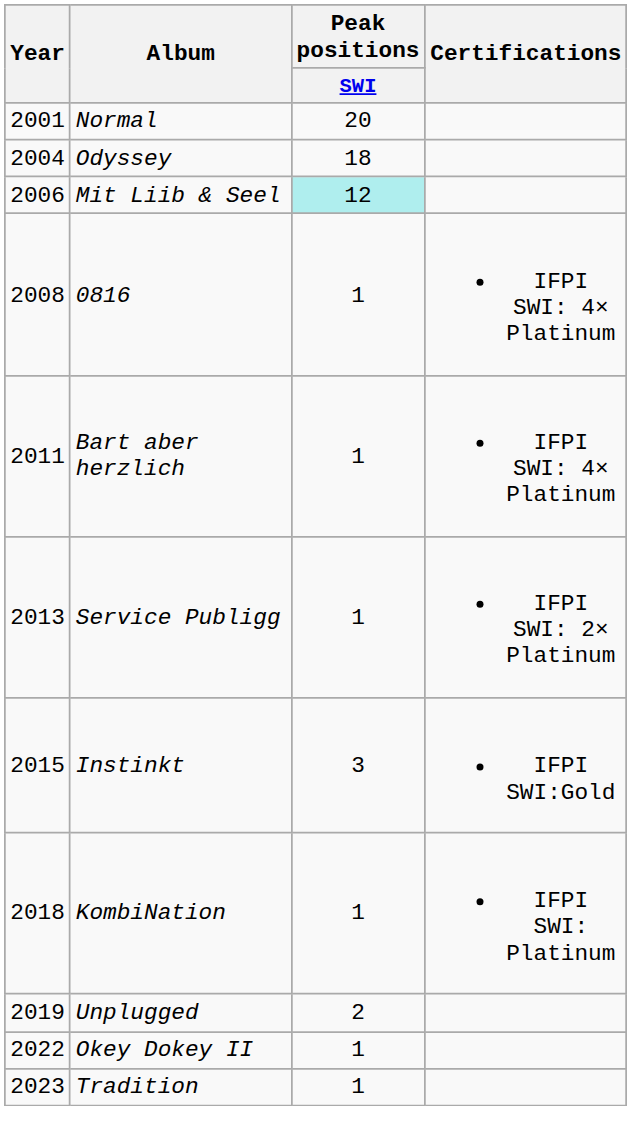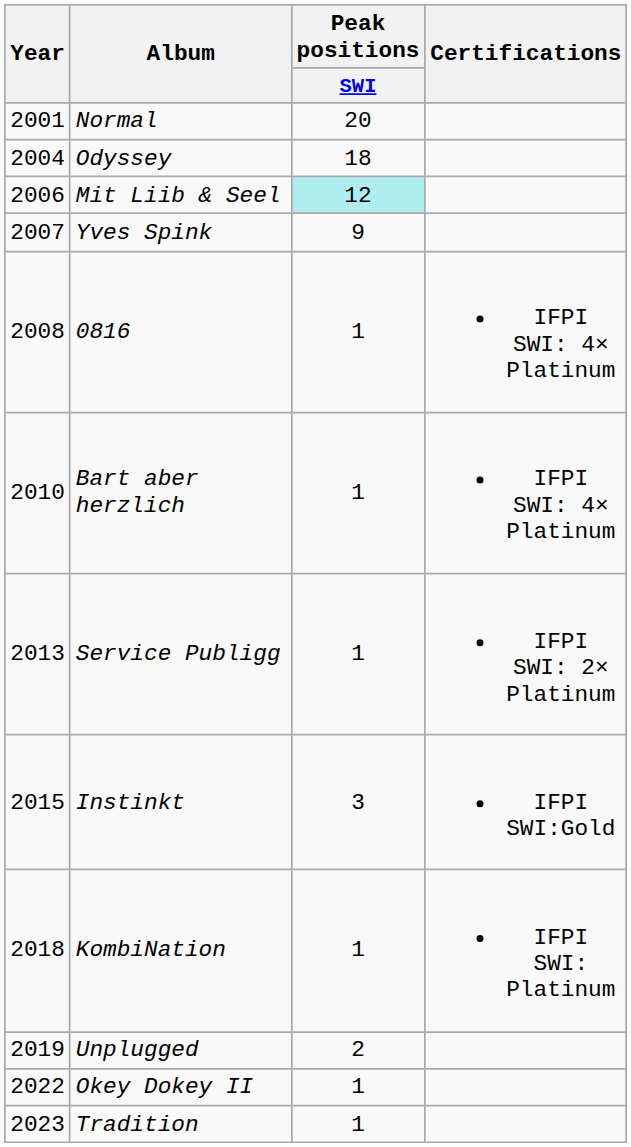+ row: (144, 232)
(38, 456) 2011 -> (38, 493) 2010
